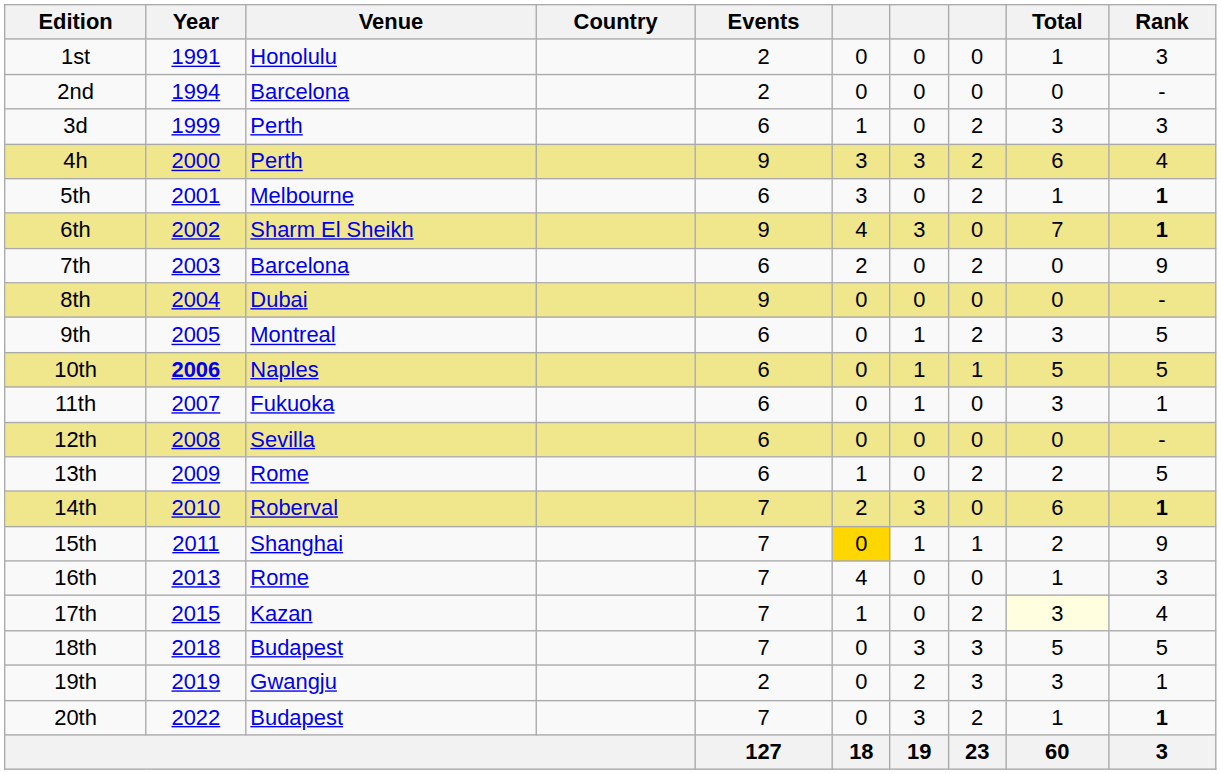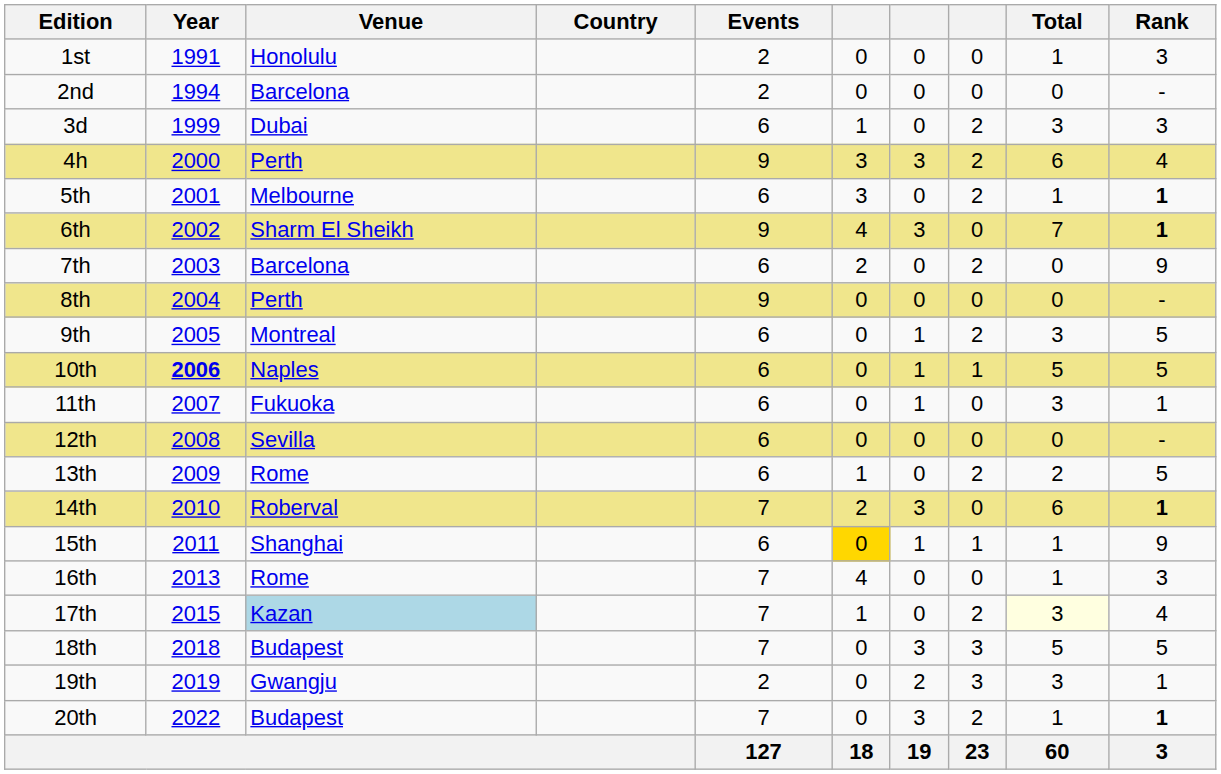(277, 126) Perth -> (279, 126) Dubai
(279, 299) Dubai -> (277, 299) Perth
(764, 543) 7 -> (764, 543) 6
(1057, 543) 2 -> (1057, 543) 1
(281, 612) no background -> (281, 612) lightblue background
